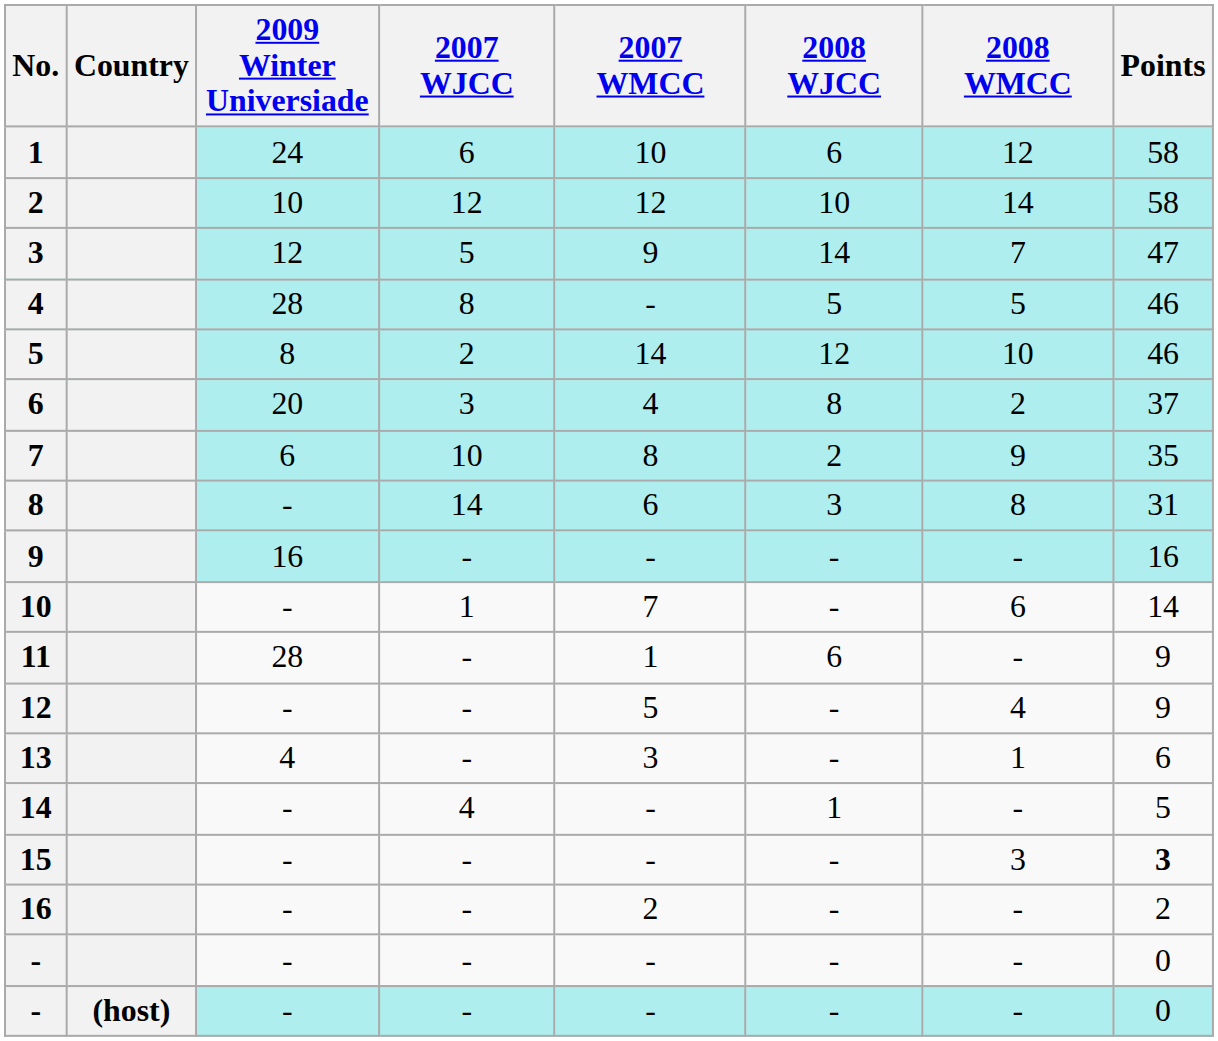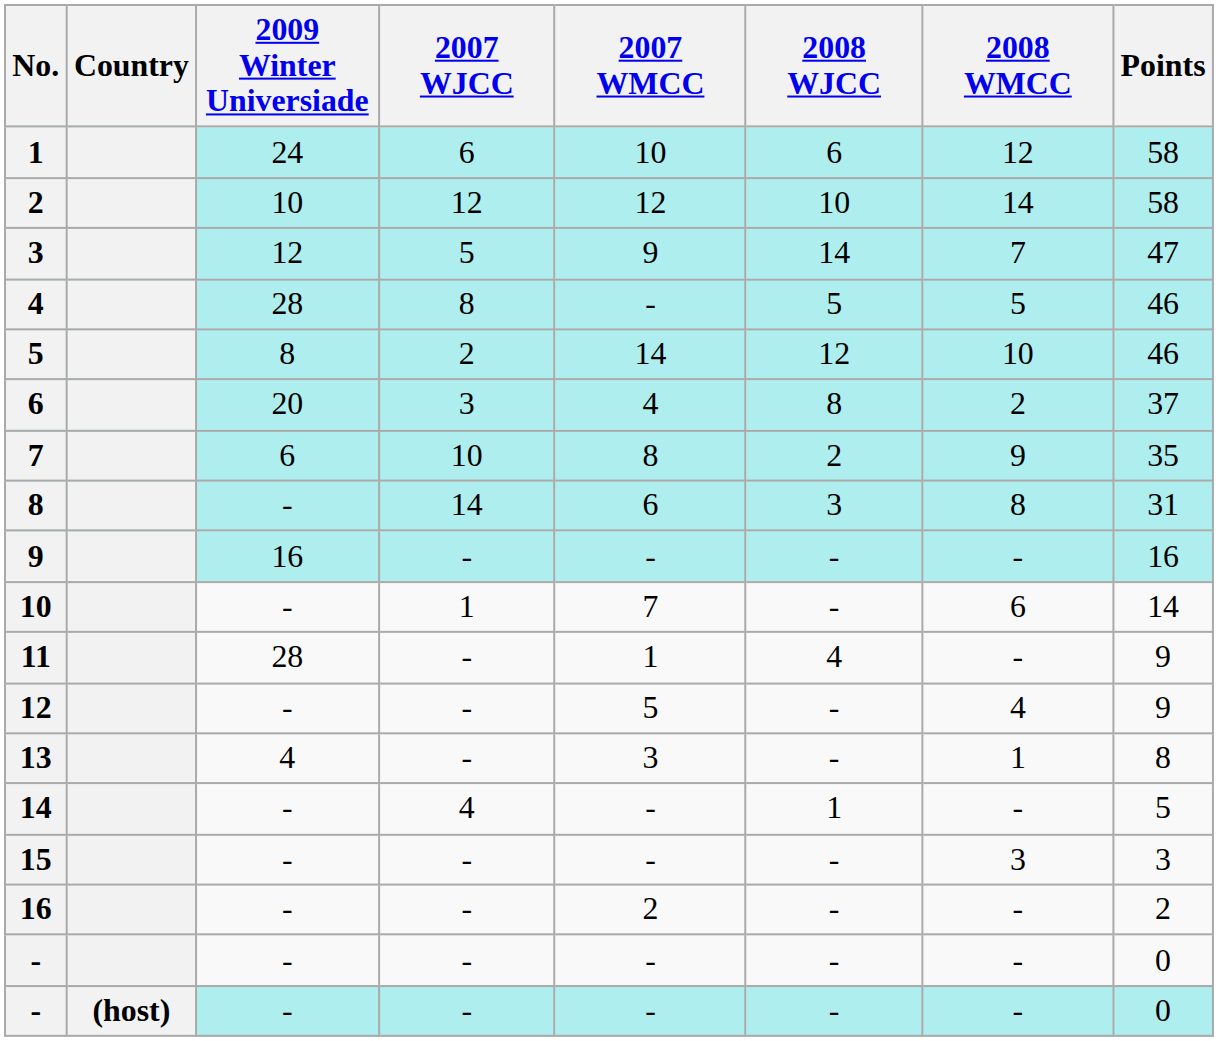(834, 656) 6 -> (834, 656) 4
(1163, 757) 6 -> (1163, 757) 8
(1163, 858) bold -> (1163, 858) normal
